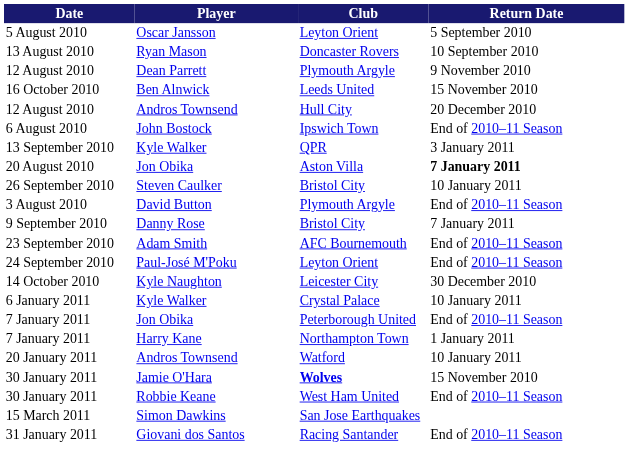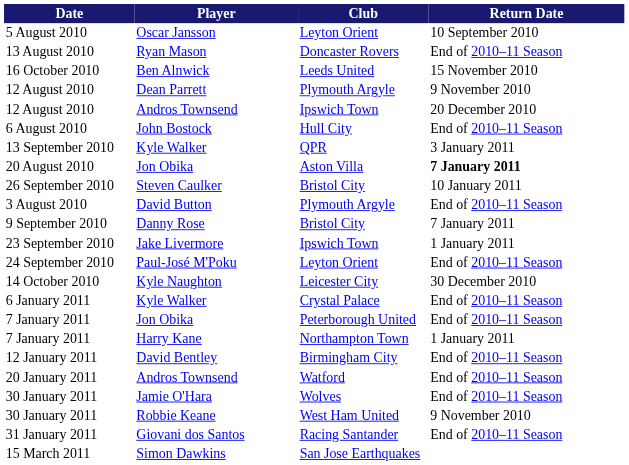(481, 32) 5 September 2010 -> (484, 32) 10 September 2010
(484, 51) 10 September 2010 -> (496, 51) End of 2010–11 Season
rows swapped: (50, 71) <-> (53, 90)
(326, 109) Hull City -> (339, 109) Ipswich Town
(339, 128) Ipswich Town -> (326, 128) Hull City
+ row: (60, 243)
- row: (60, 243)
(476, 300) 10 January 2011 -> (496, 300) End of 2010–11 Season
+ row: (51, 358)
(476, 358) 10 January 2011 -> (496, 377) End of 2010–11 Season
(321, 377) bold -> (320, 396) normal
(484, 377) 15 November 2010 -> (496, 396) End of 2010–11 Season
(496, 396) End of 2010–11 Season -> (481, 415) 9 November 2010
rows swapped: (51, 434) <-> (48, 415)
